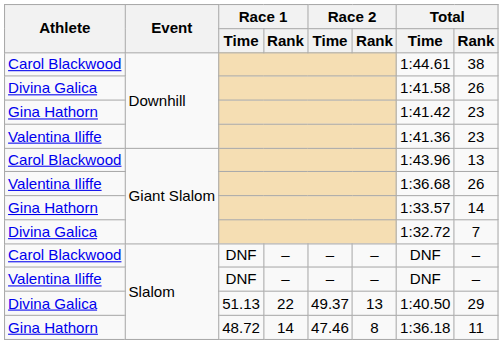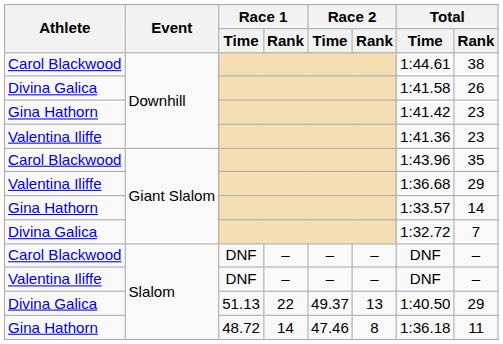(476, 160) 13 -> (476, 160) 35
(476, 184) 26 -> (476, 184) 29
